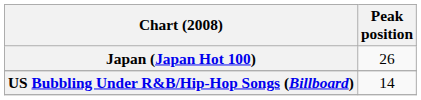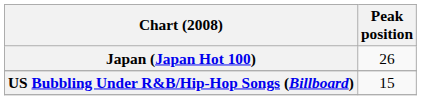(387, 82) 14 -> (387, 82) 15
